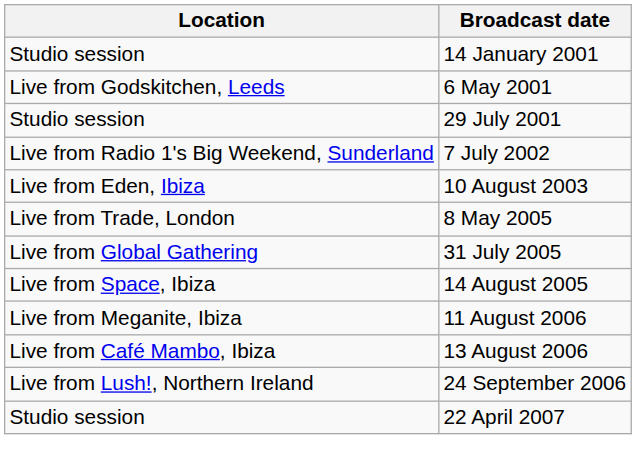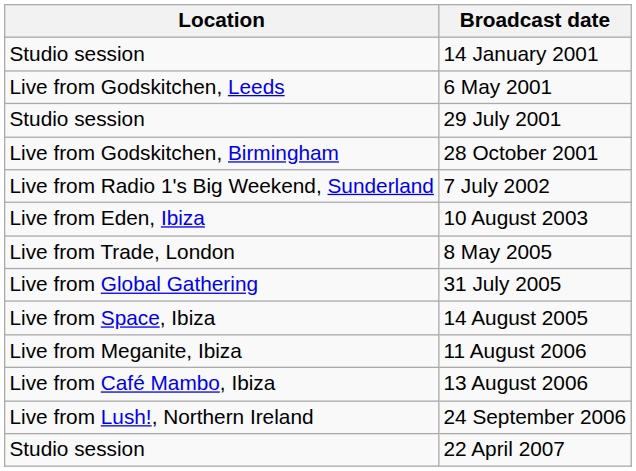+ row: (521, 152)
